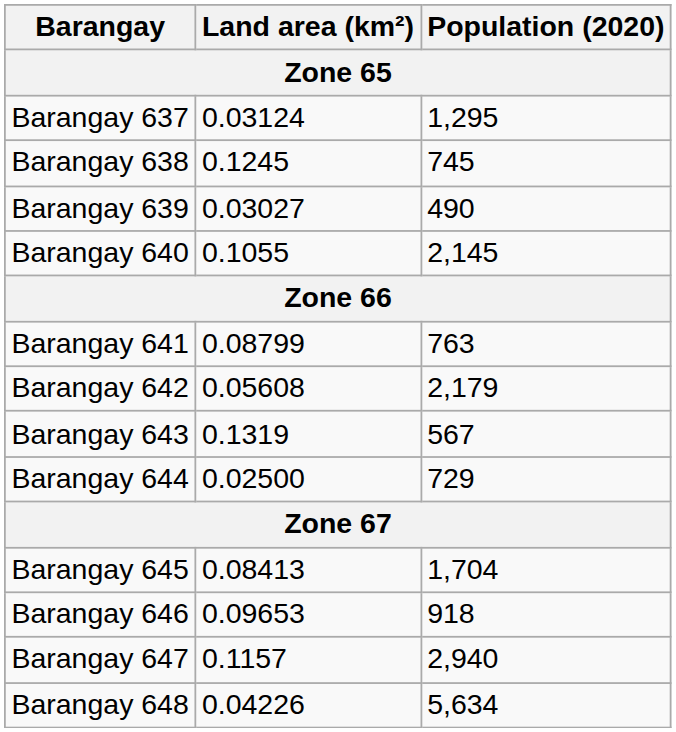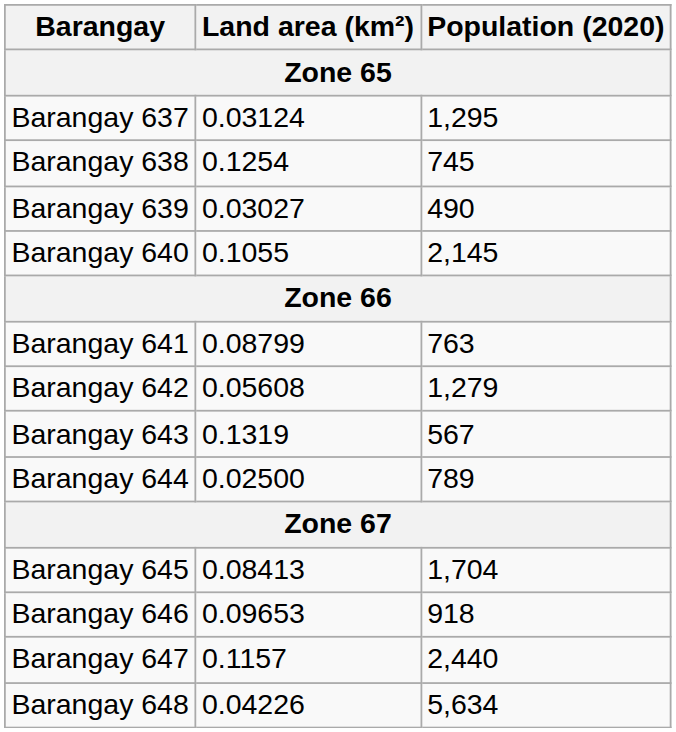(245, 162) 0.1245 -> (245, 162) 0.1254
(463, 388) 2,179 -> (463, 388) 1,279
(451, 478) 729 -> (451, 478) 789
(463, 659) 2,940 -> (463, 659) 2,440
